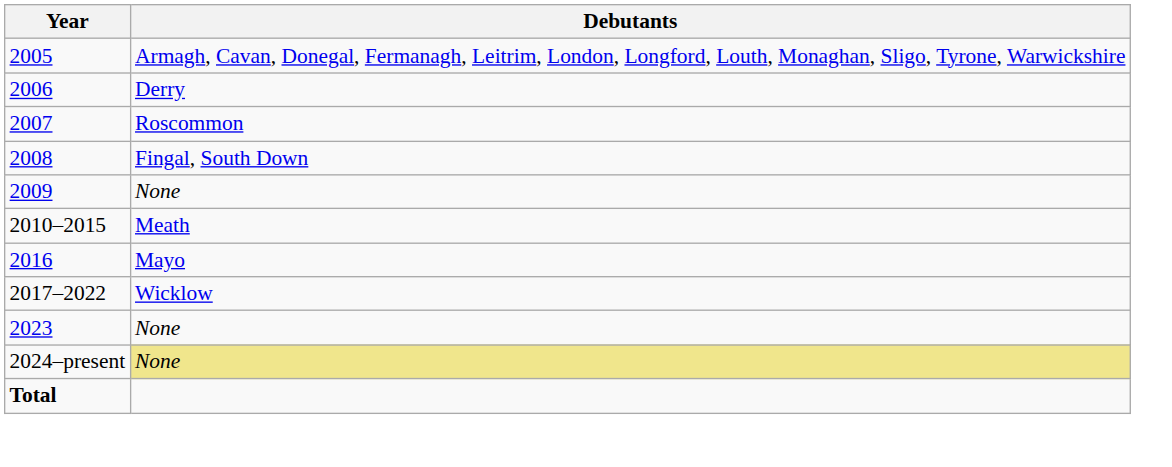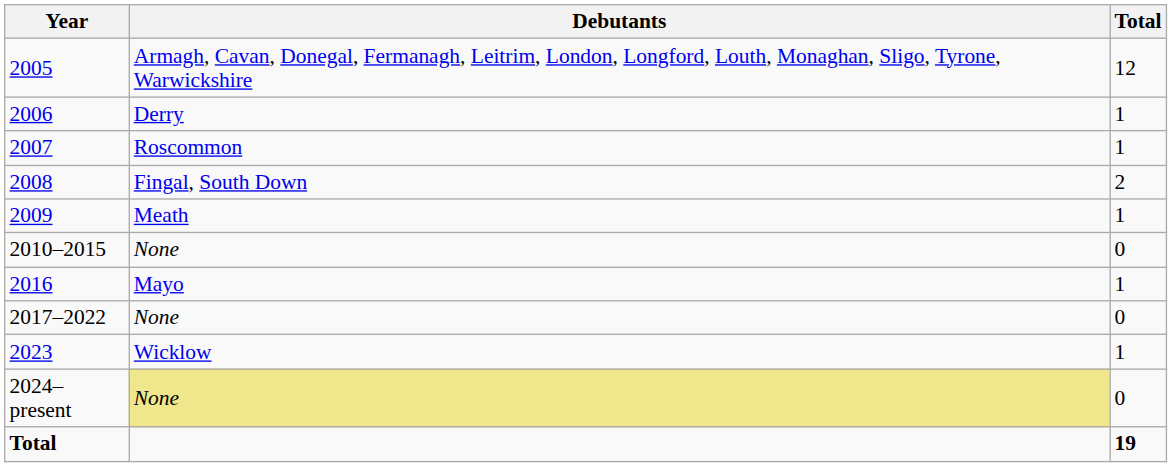+ column: (1138, 21)
(158, 191) None -> (161, 215) Meath
(162, 225) Meath -> (156, 249) None
(174, 293) Wicklow -> (156, 317) None
(158, 327) None -> (173, 351) Wicklow
